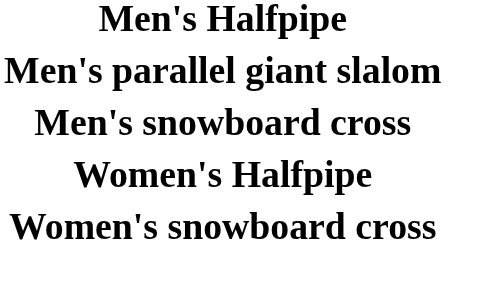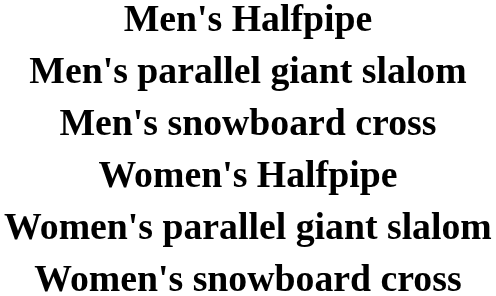+ row: (248, 226)
